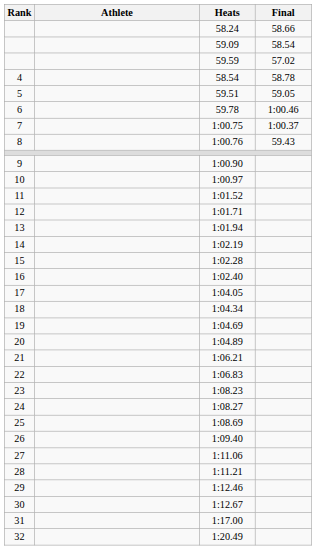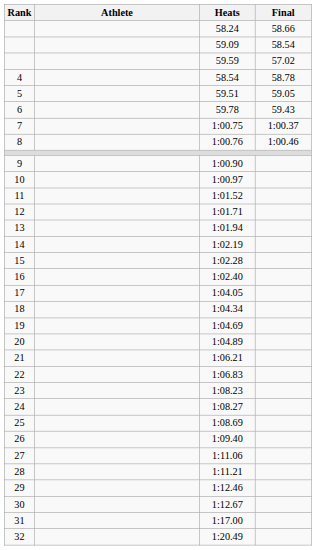(283, 110) 1:00.46 -> (283, 110) 59.43
(283, 142) 59.43 -> (283, 142) 1:00.46
